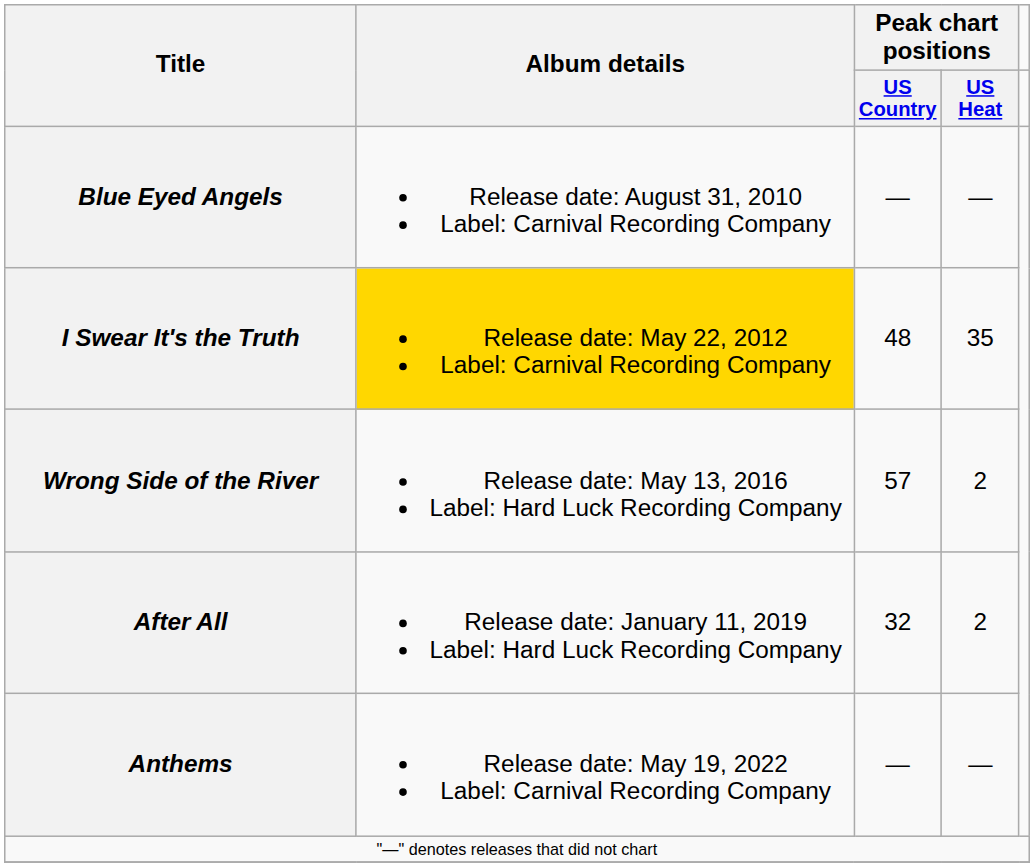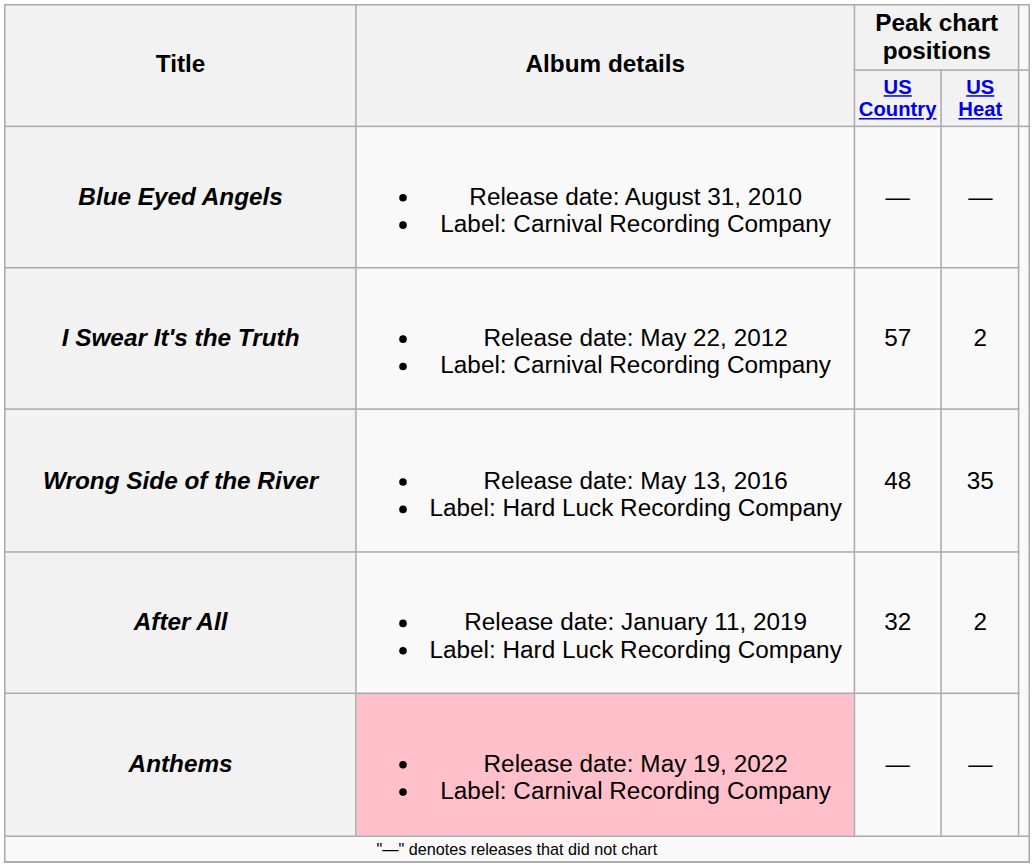(605, 352) gold background -> (605, 352) no background
(898, 338) 48 -> (898, 338) 57
(980, 338) 35 -> (980, 338) 2
(898, 480) 57 -> (898, 480) 48
(980, 480) 2 -> (980, 480) 35
(605, 778) no background -> (605, 778) pink background
